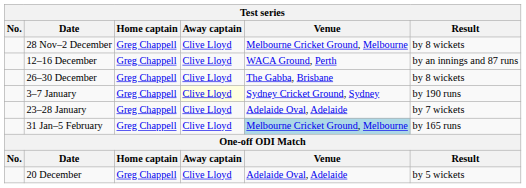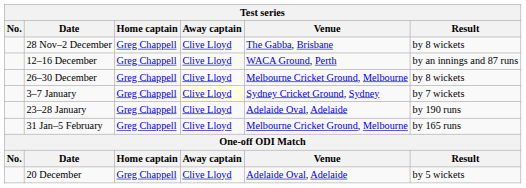(327, 45) Melbourne Cricket Ground, Melbourne -> (290, 45) The Gabba, Brisbane
(290, 77) The Gabba, Brisbane -> (327, 77) Melbourne Cricket Ground, Melbourne
(437, 93) by 190 runs -> (438, 93) by 7 wickets
(438, 110) by 7 wickets -> (437, 110) by 190 runs
(327, 126) lightblue background -> (327, 126) no background
